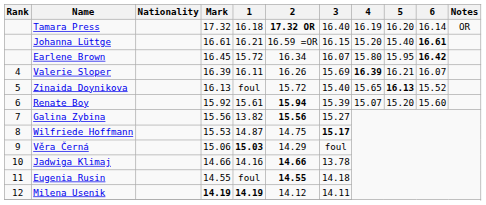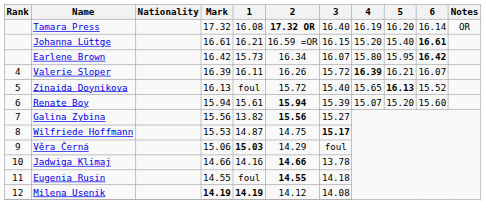(249, 27) 16.18 -> (249, 27) 16.08
(217, 57) 16.45 -> (217, 57) 16.42
(249, 57) 15.72 -> (249, 57) 15.73
(336, 72) 15.69 -> (336, 72) 15.72
(217, 102) 15.92 -> (217, 102) 15.94
(336, 192) 14.11 -> (336, 192) 14.08
